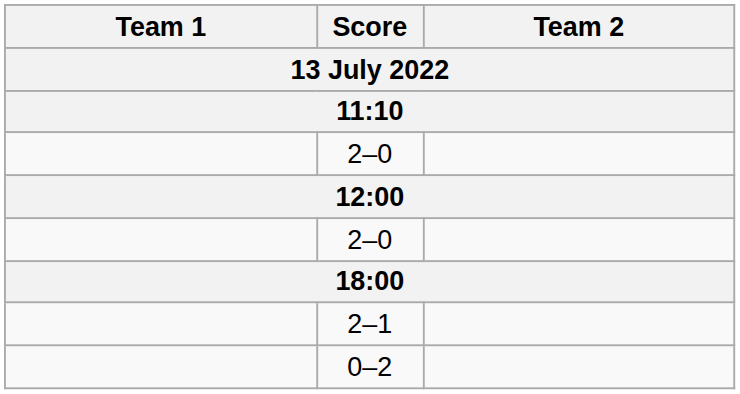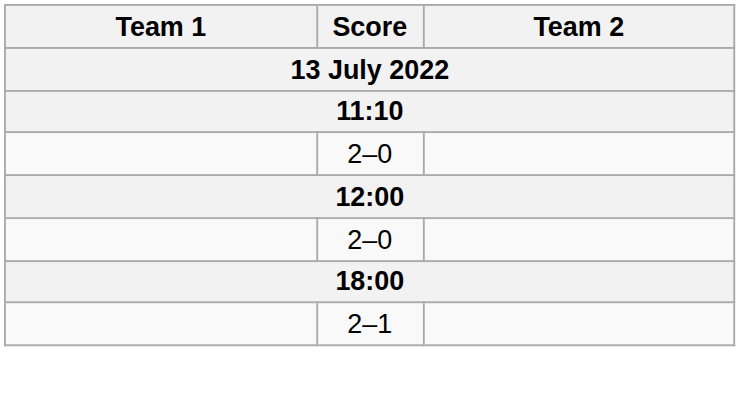- row: (161, 367)
